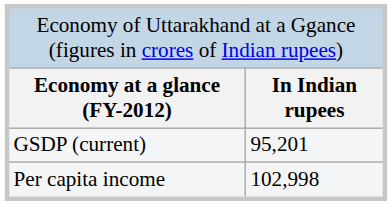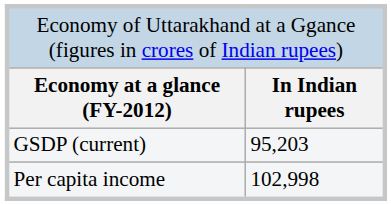(280, 144) 95,201 -> (280, 144) 95,203
